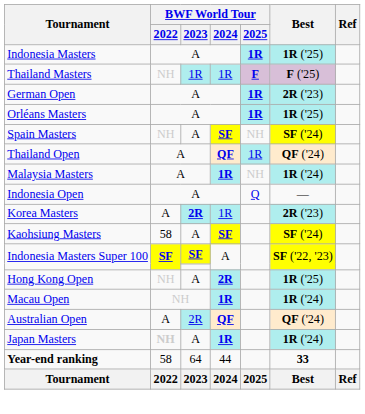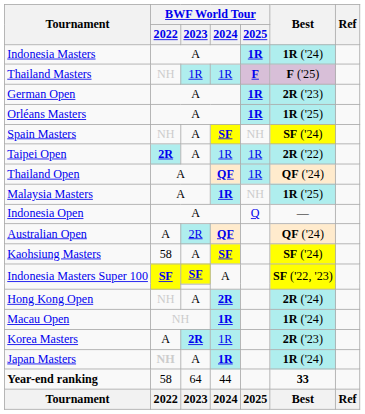(303, 54) 1R ('25) -> (303, 54) 1R ('24)
+ row: (37, 154)
(303, 174) 1R ('24) -> (303, 194) 1R ('25)
rows swapped: (47, 319) <-> (43, 214)
(303, 279) 1R ('25) -> (303, 299) 2R ('24)
